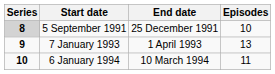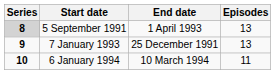(175, 28) 25 December 1991 -> (175, 28) 1 April 1993
(246, 28) 10 -> (246, 28) 13
(175, 45) 1 April 1993 -> (175, 45) 25 December 1991
